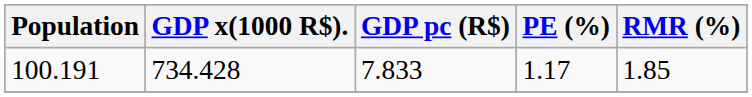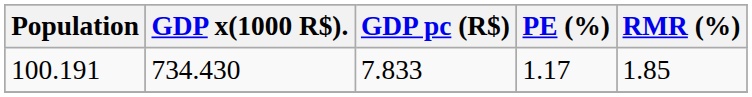(196, 69) 734.428 -> (196, 69) 734.430
